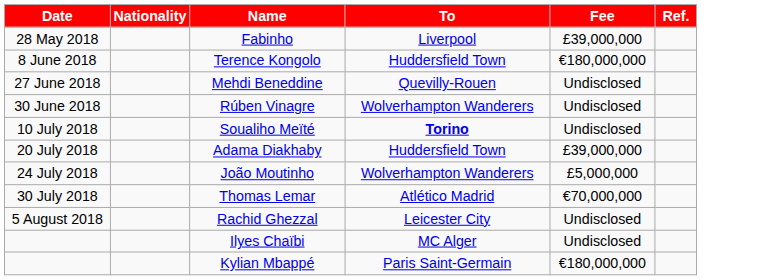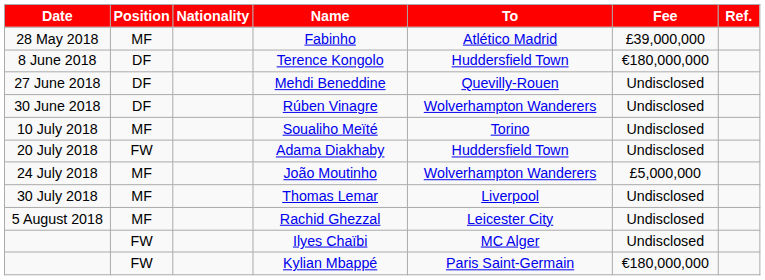+ column: (142, 16)
(447, 39) Liverpool -> (510, 39) Atlético Madrid
(447, 129) bold -> (510, 129) normal
(602, 151) £39,000,000 -> (665, 151) Undisclosed
(447, 196) Atlético Madrid -> (510, 196) Liverpool
(602, 196) €70,000,000 -> (665, 196) Undisclosed
